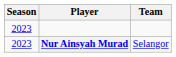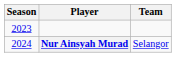(21, 44) 2023 -> (21, 44) 2024
